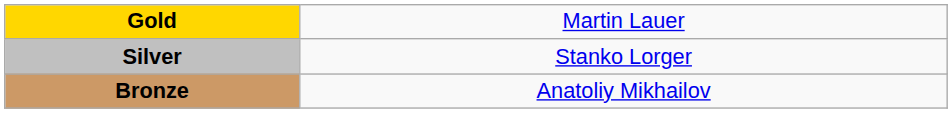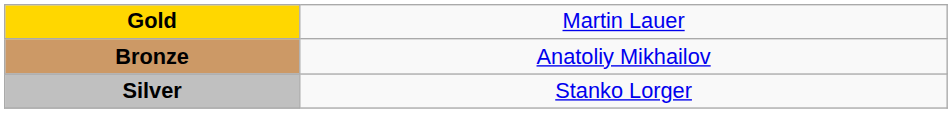rows swapped: (152, 56) <-> (152, 90)
